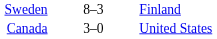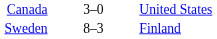rows swapped: (26, 9) <-> (27, 28)
